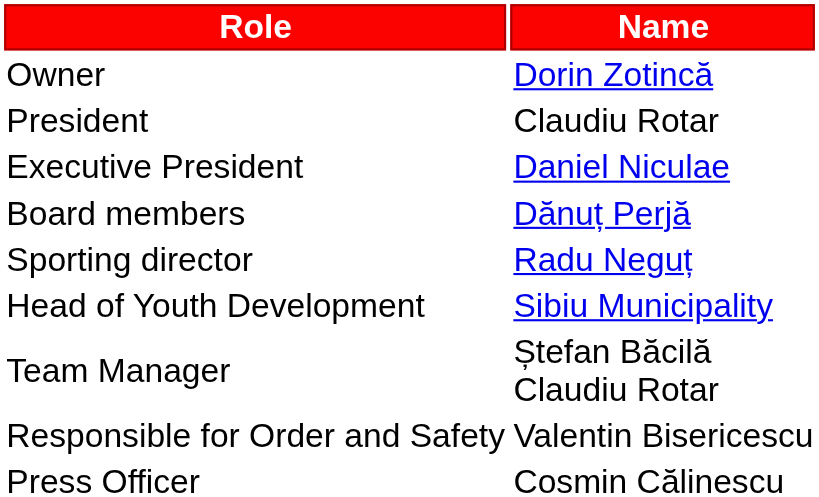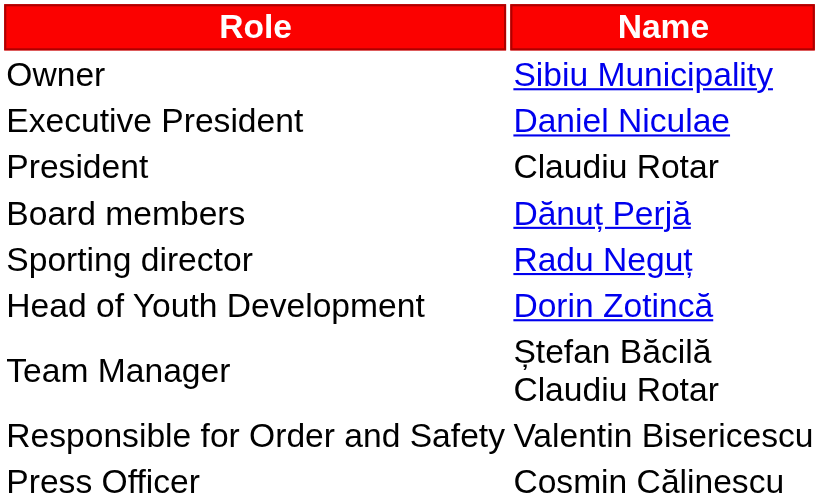(613, 75) Dorin Zotincă -> (643, 75) Sibiu Municipality
rows swapped: (77, 121) <-> (155, 167)
(643, 306) Sibiu Municipality -> (613, 306) Dorin Zotincă
